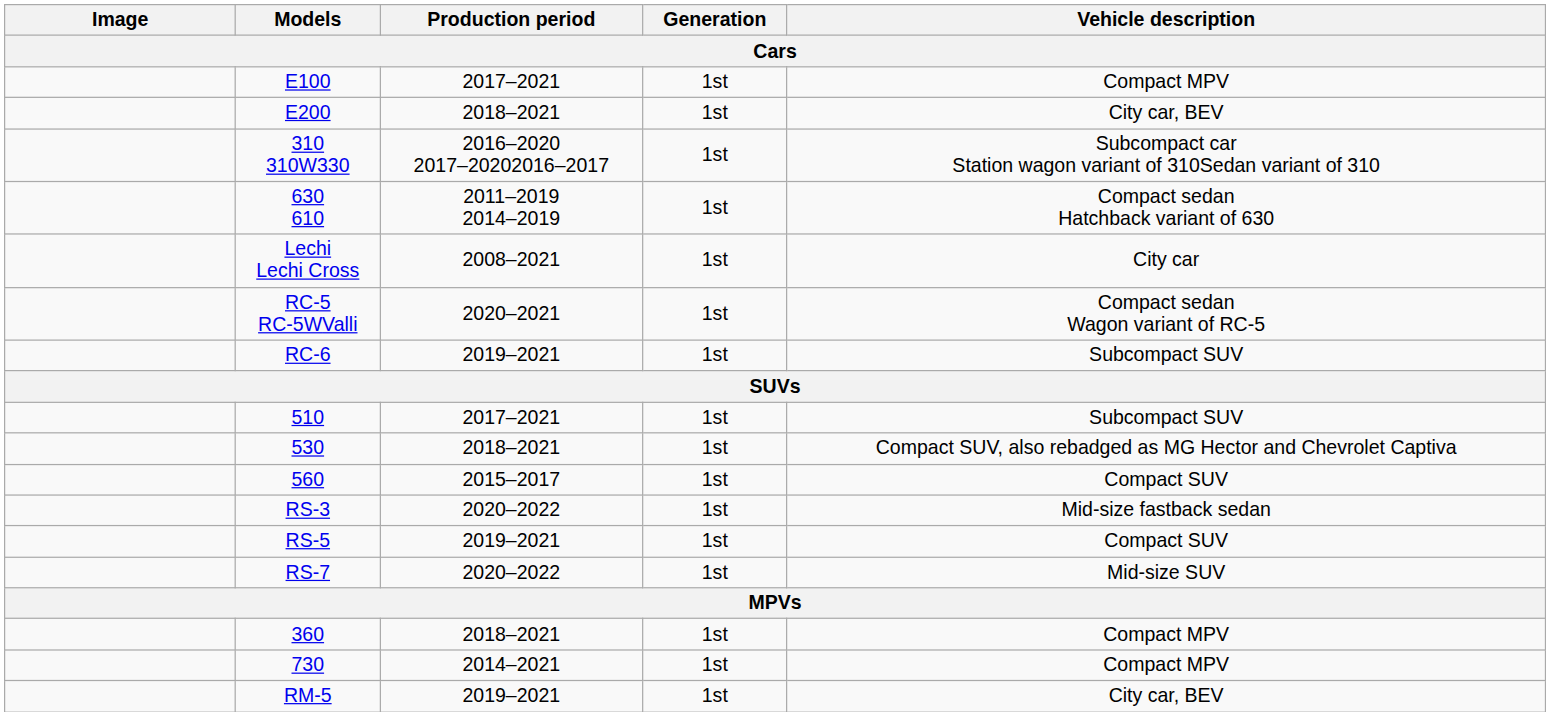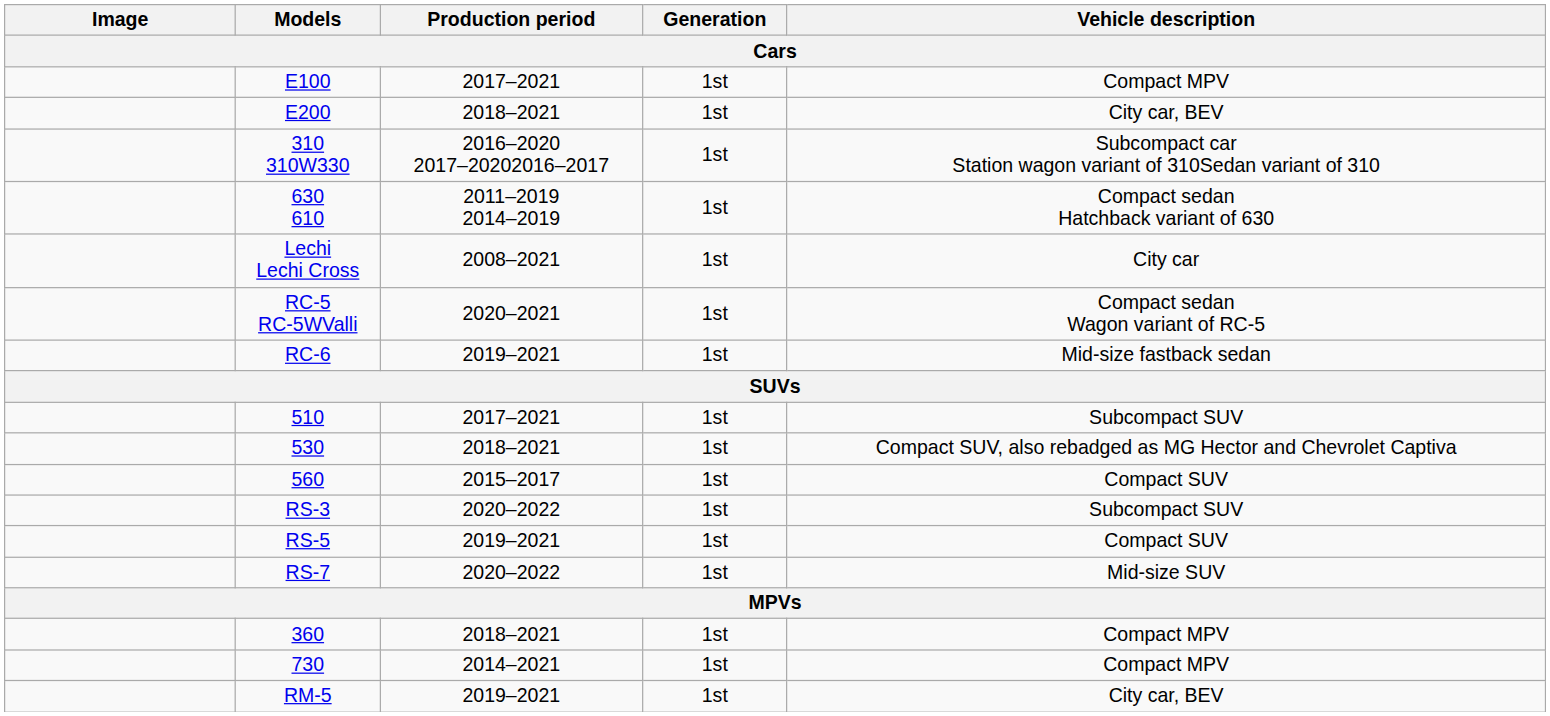(1166, 355) Subcompact SUV -> (1166, 355) Mid-size fastback sedan
(1166, 510) Mid-size fastback sedan -> (1166, 510) Subcompact SUV
